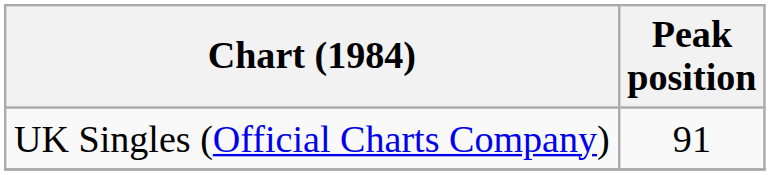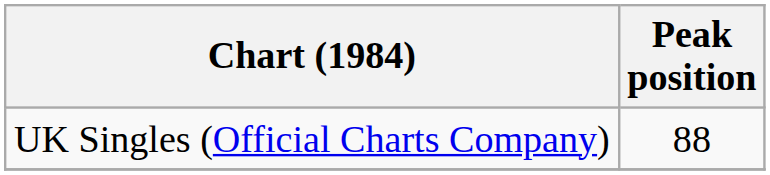(692, 137) 91 -> (692, 137) 88
